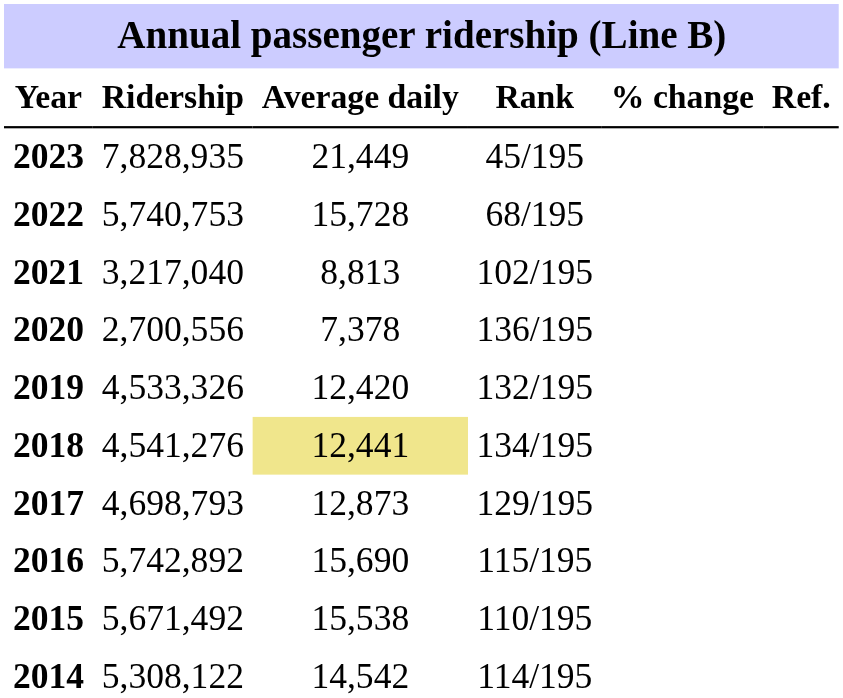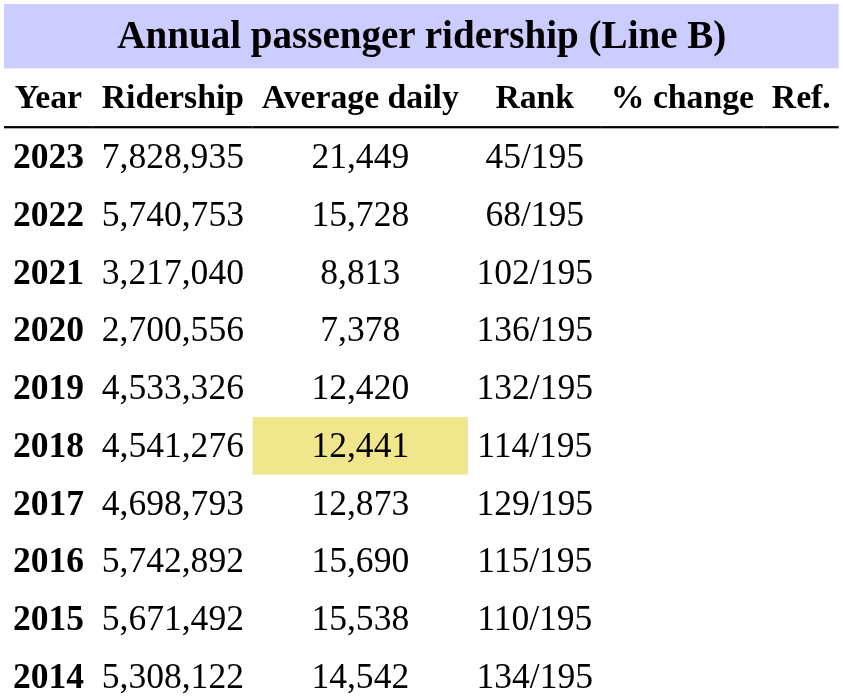(535, 445) 134/195 -> (535, 445) 114/195
(535, 676) 114/195 -> (535, 676) 134/195
